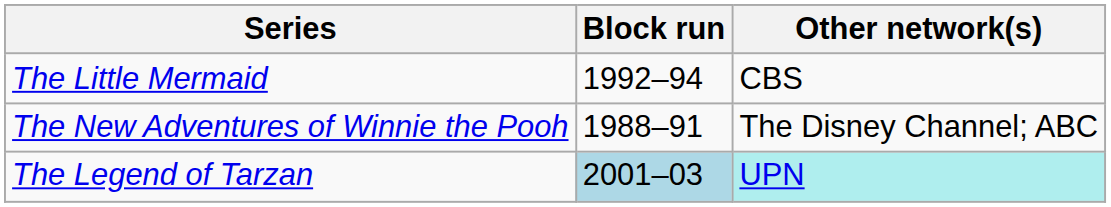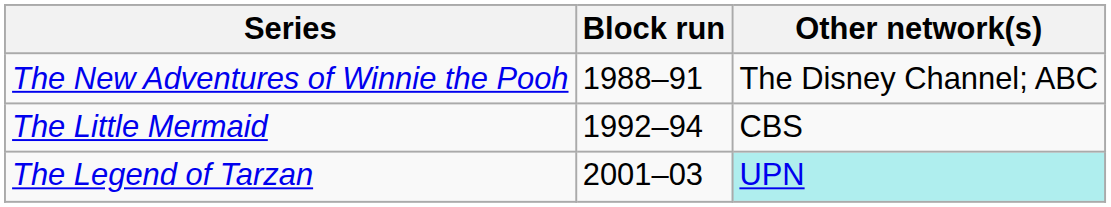rows swapped: (290, 126) <-> (140, 77)
(643, 175) lightblue background -> (643, 175) no background
